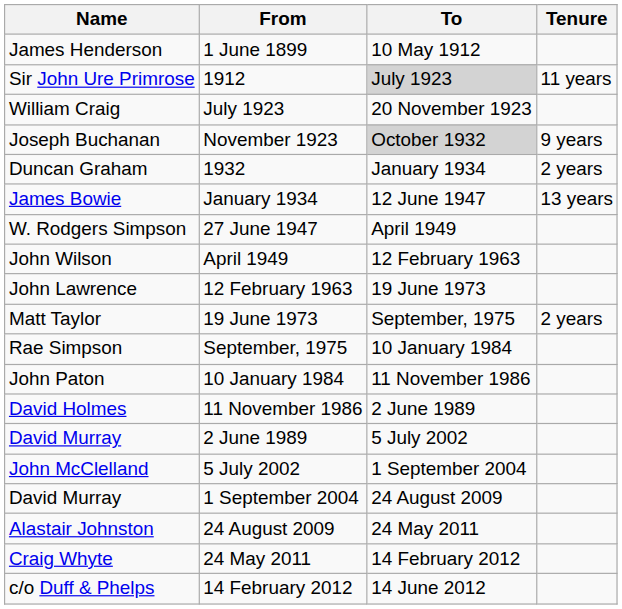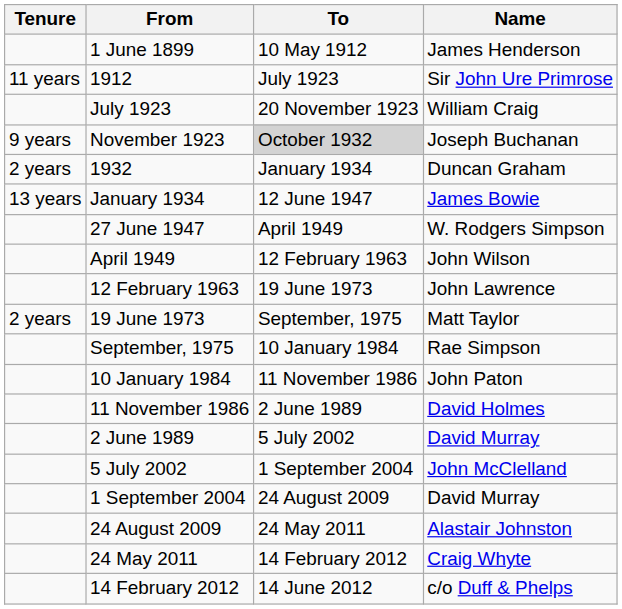columns swapped: (102, 19) <-> (577, 19)
(412, 79) lightgrey background -> (298, 79) no background
